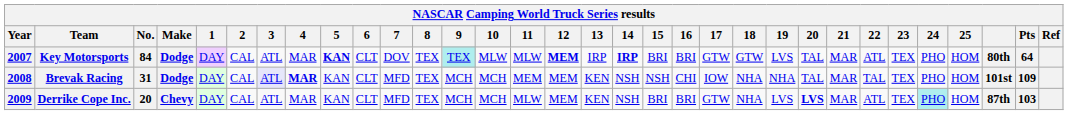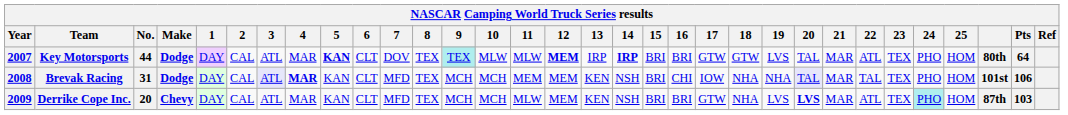(146, 56) 84 -> (146, 56) 44
(658, 77) NSH -> (656, 77) BRI
(813, 77) no background -> (808, 77) lavender background
(1027, 77) 109 -> (1023, 77) 106
